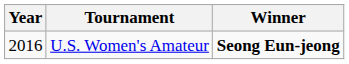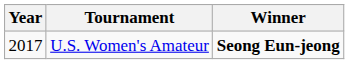(25, 44) 2016 -> (25, 44) 2017
